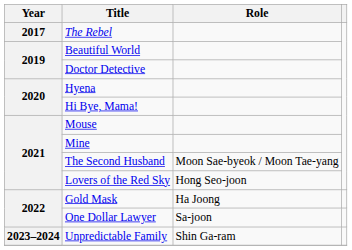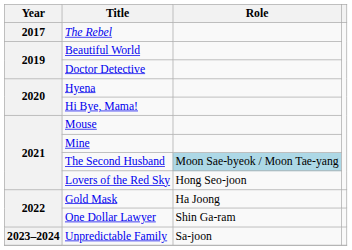(257, 161) no background -> (257, 161) lightblue background
(194, 217) Sa-joon -> (205, 217) Shin Ga-ram
(205, 236) Shin Ga-ram -> (194, 236) Sa-joon
